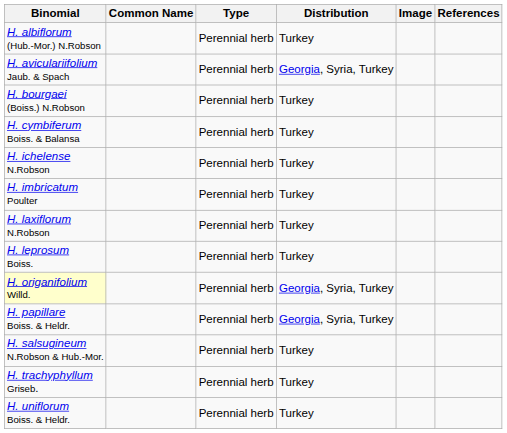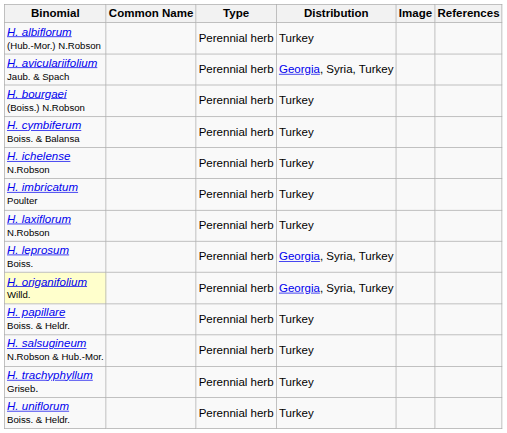(296, 256) Turkey -> (336, 256) Georgia, Syria, Turkey
(336, 319) Georgia, Syria, Turkey -> (296, 319) Turkey
